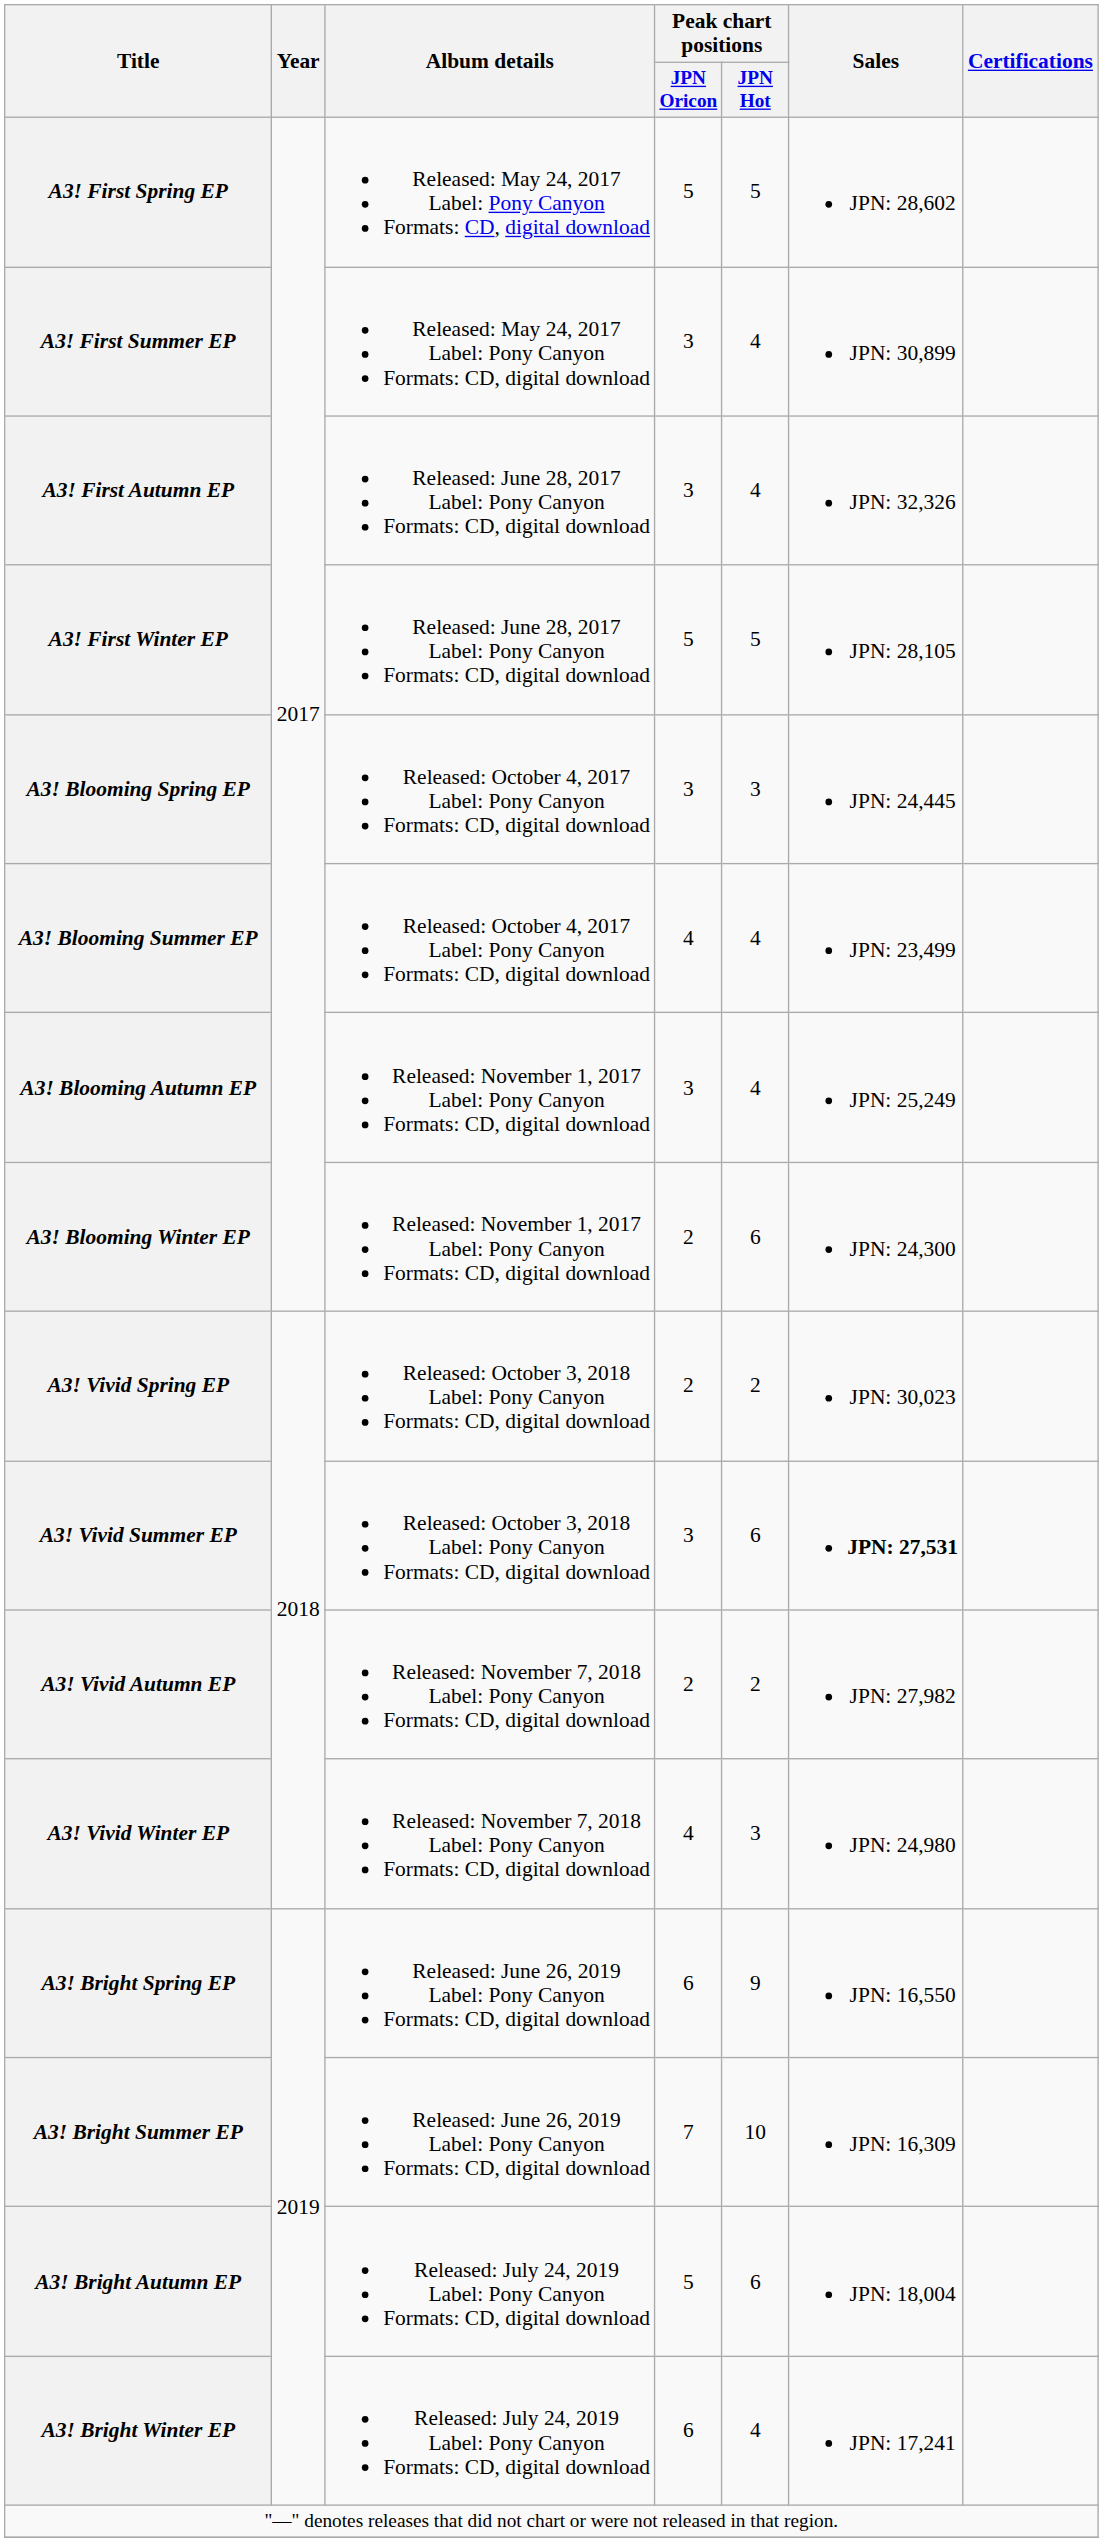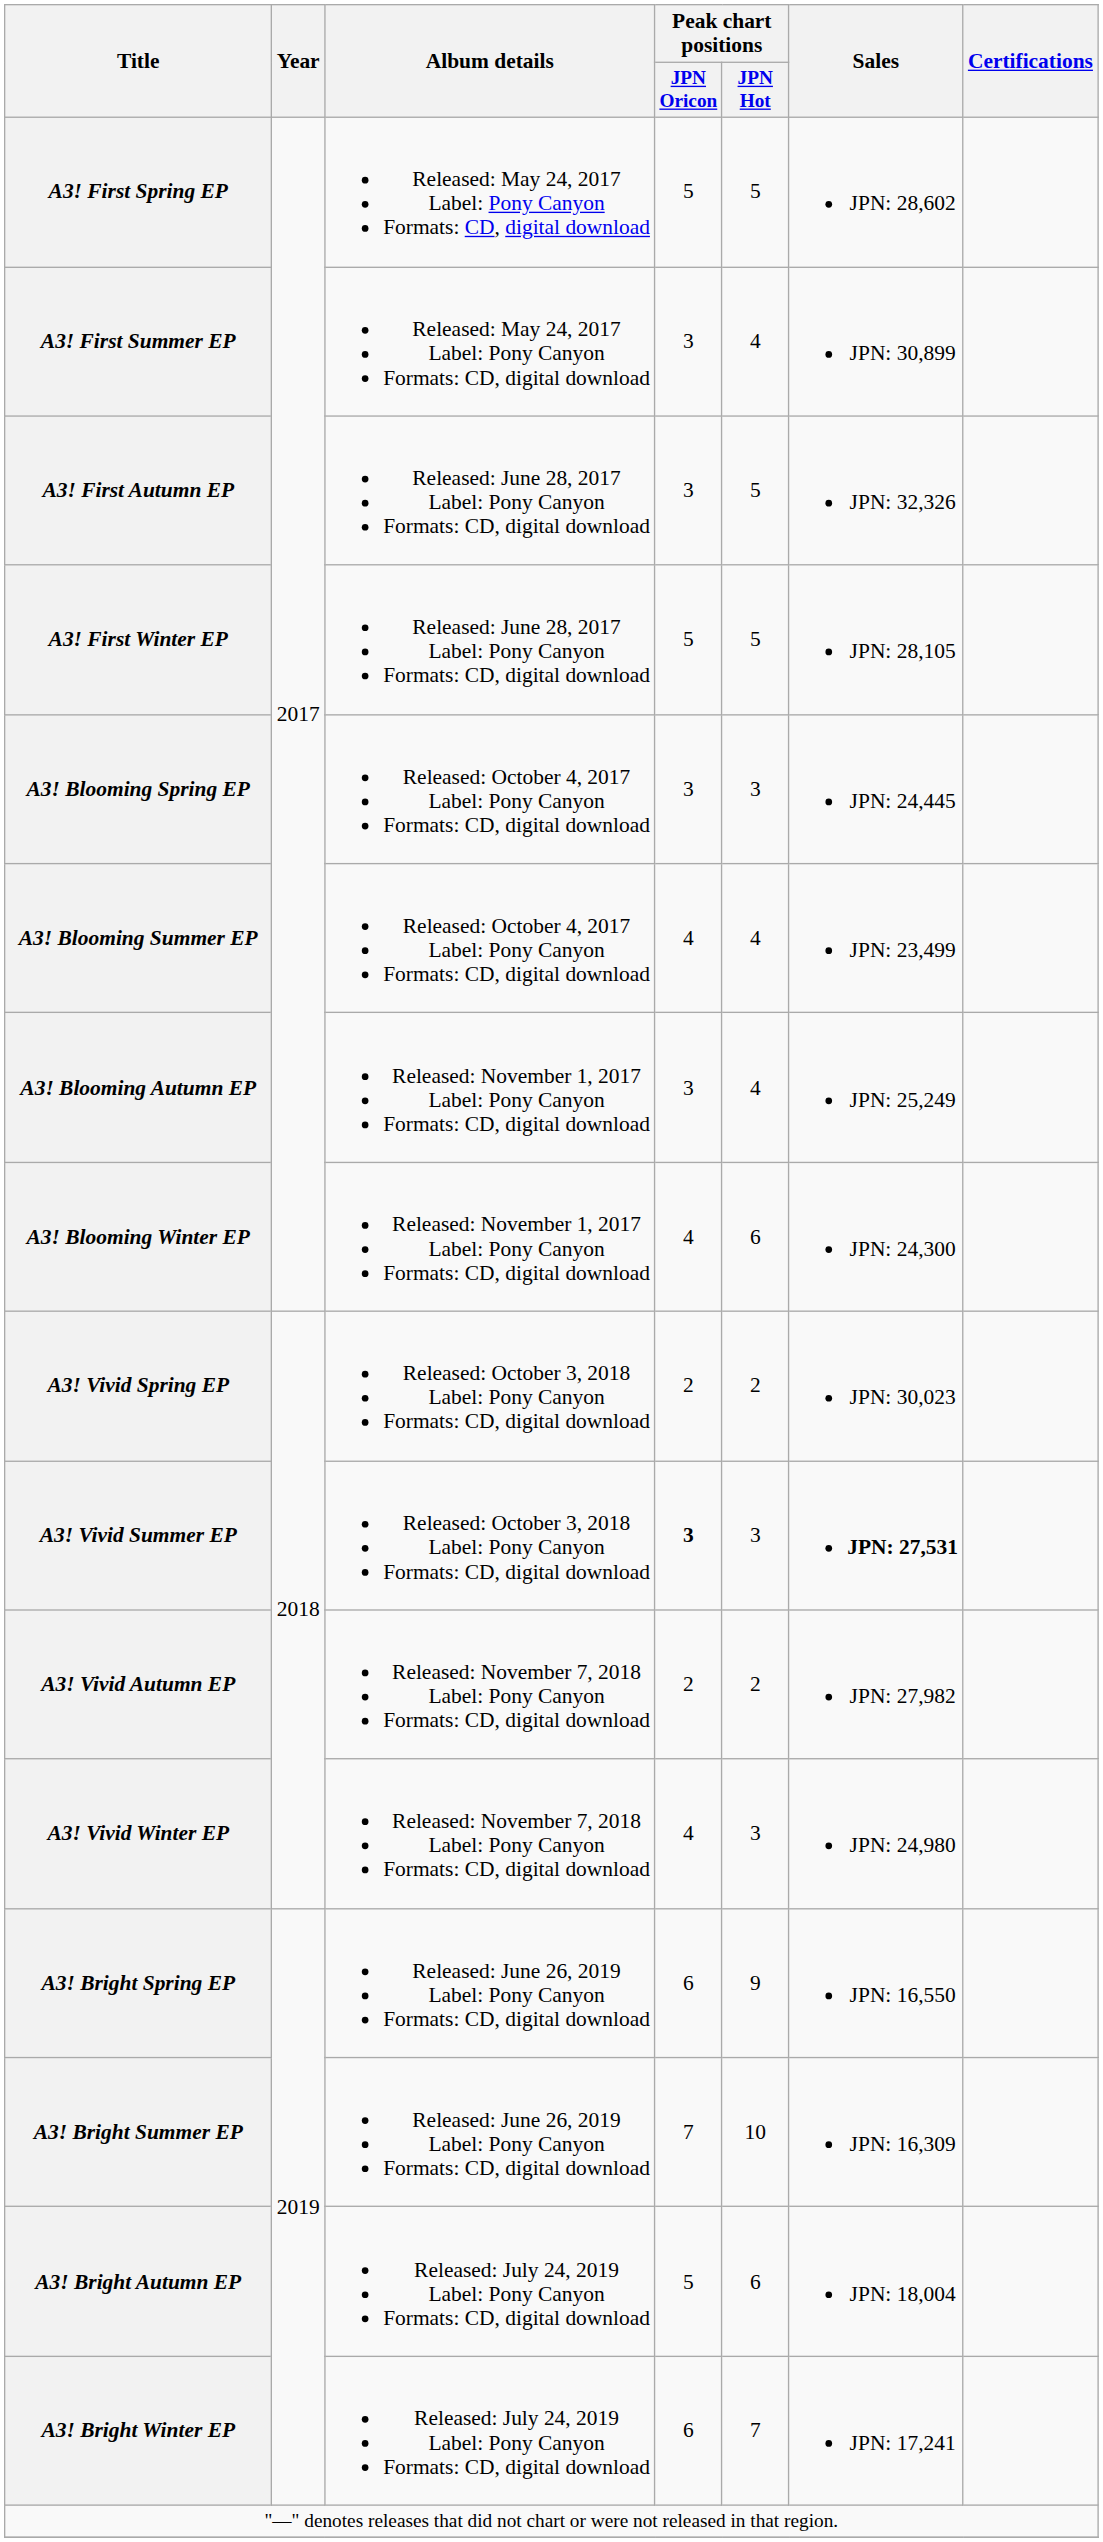(755, 490) 4 -> (755, 490) 5
(688, 1236) 2 -> (688, 1236) 4
(688, 1535) normal -> (688, 1535) bold
(755, 1535) 6 -> (755, 1535) 3
(755, 2430) 4 -> (755, 2430) 7
